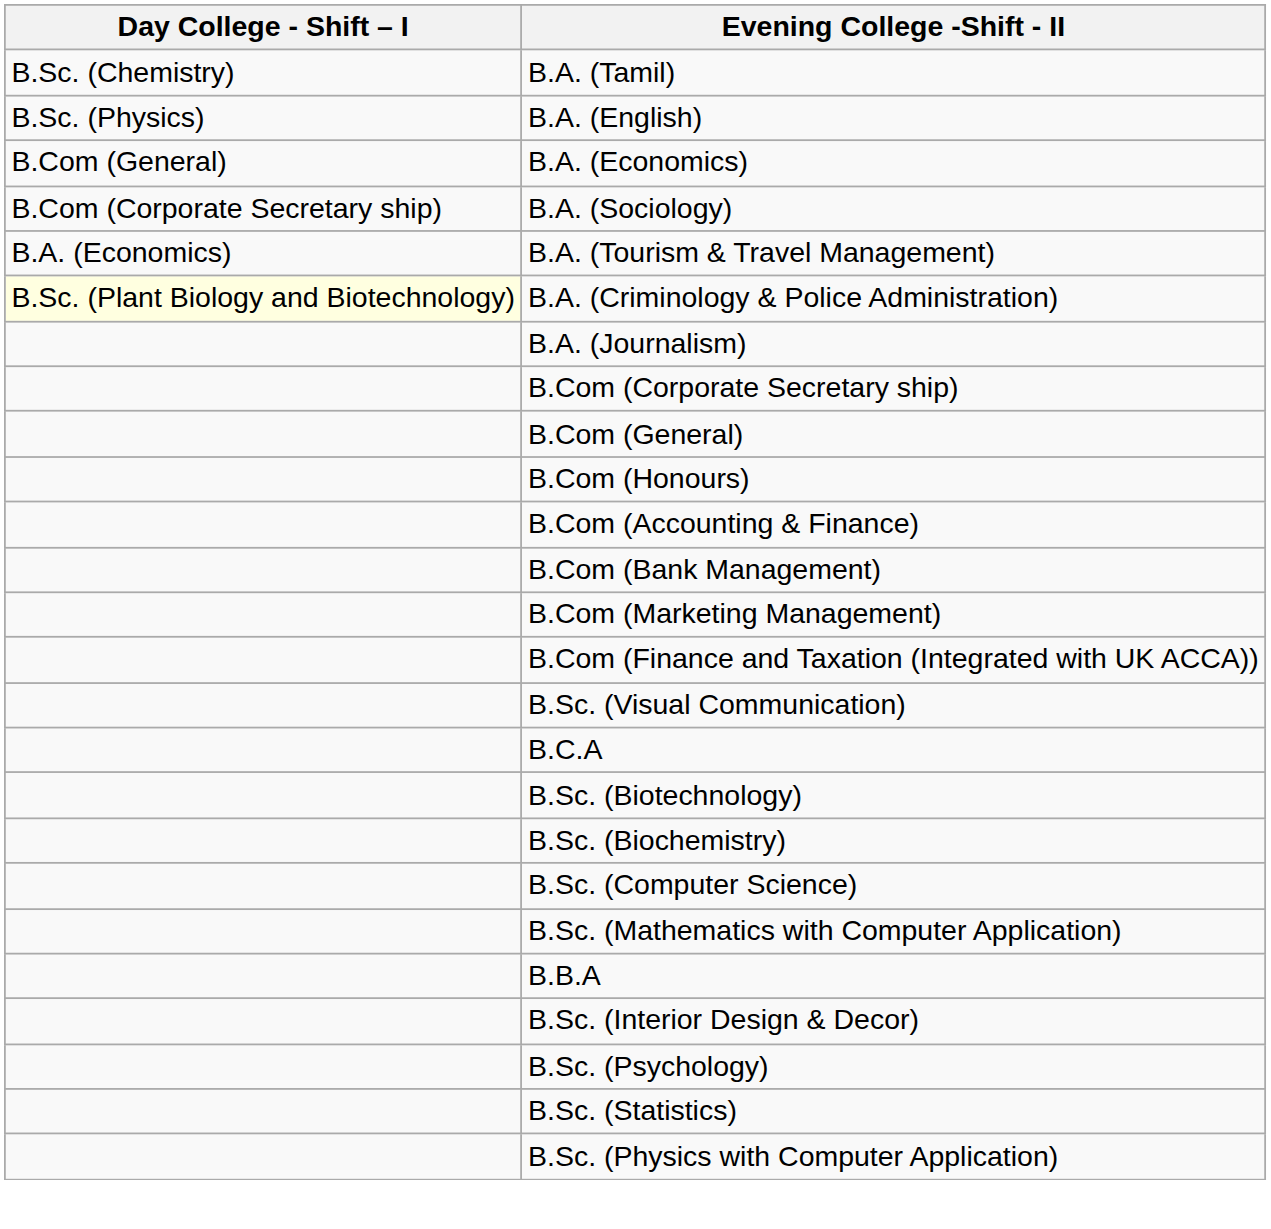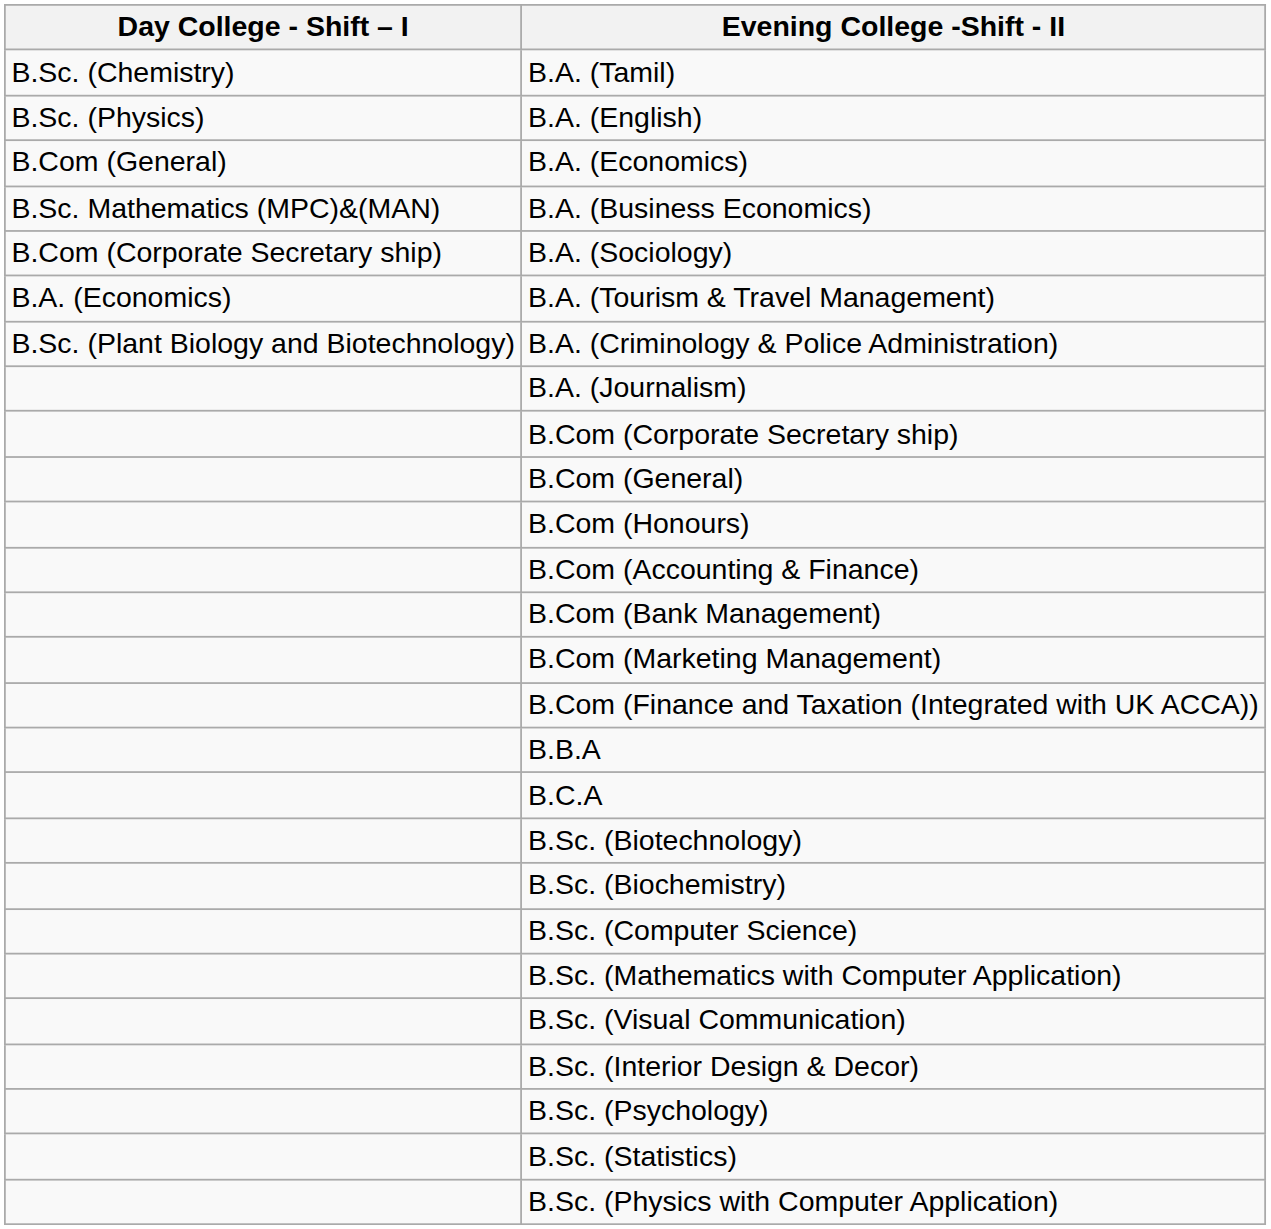+ row: (700, 207)
(263, 298) lightyellow background -> (263, 343) no background
rows swapped: (564, 975) <-> (717, 704)
